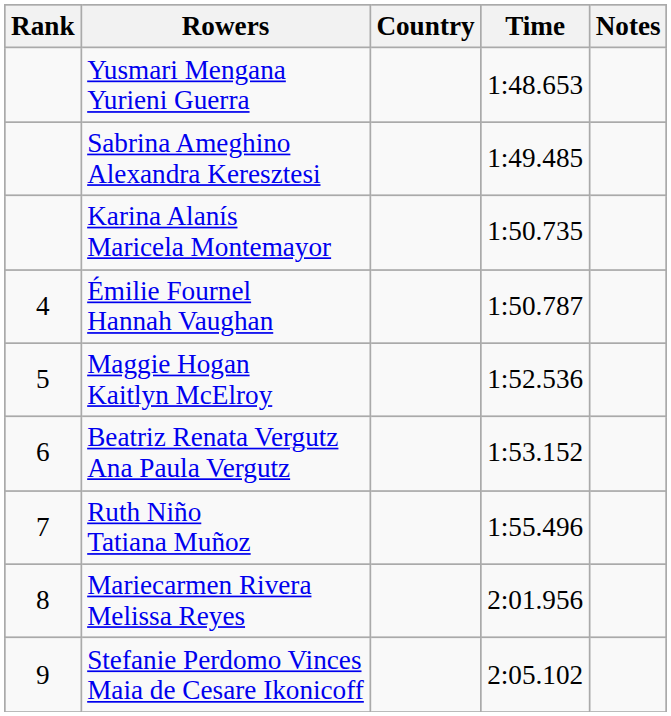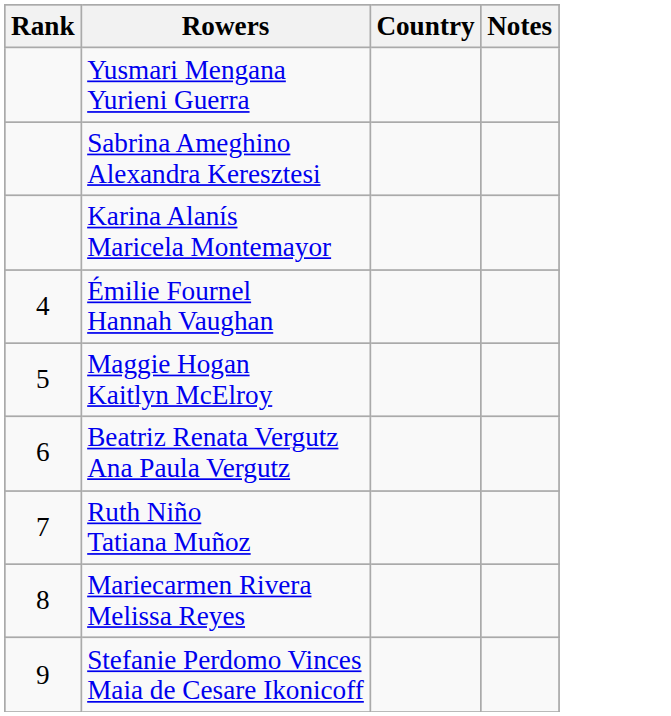- column: (535, 26)
